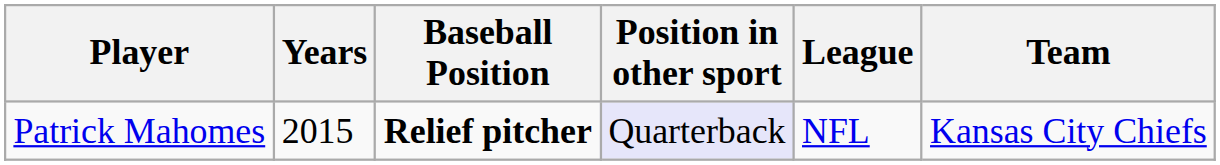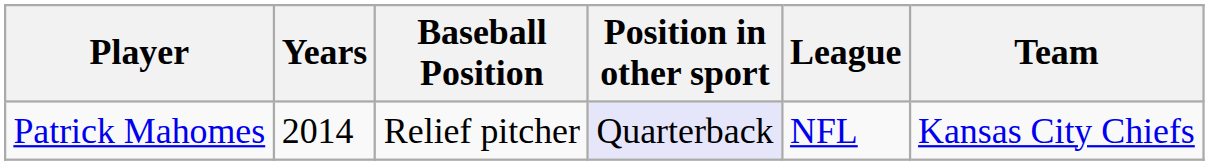(318, 130) 2015 -> (318, 130) 2014
(488, 130) bold -> (482, 130) normal
